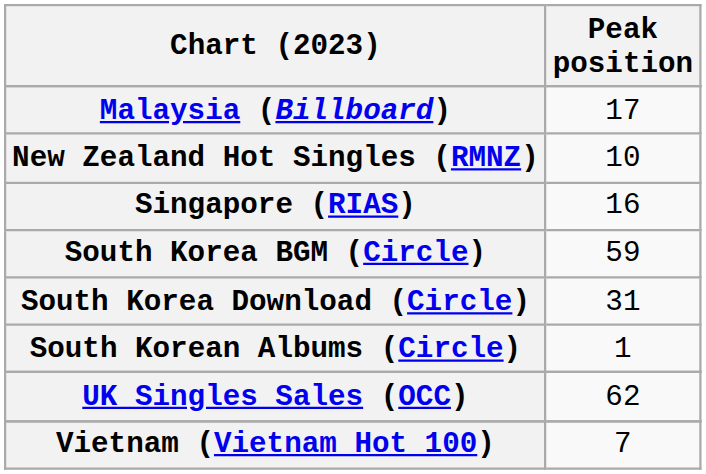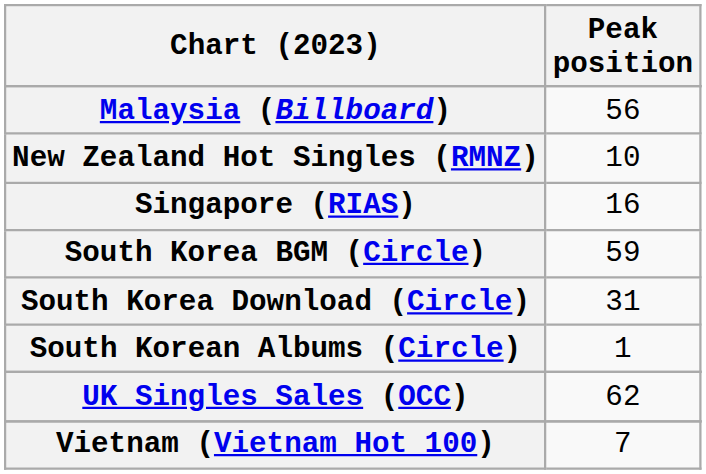(623, 110) 17 -> (623, 110) 56
